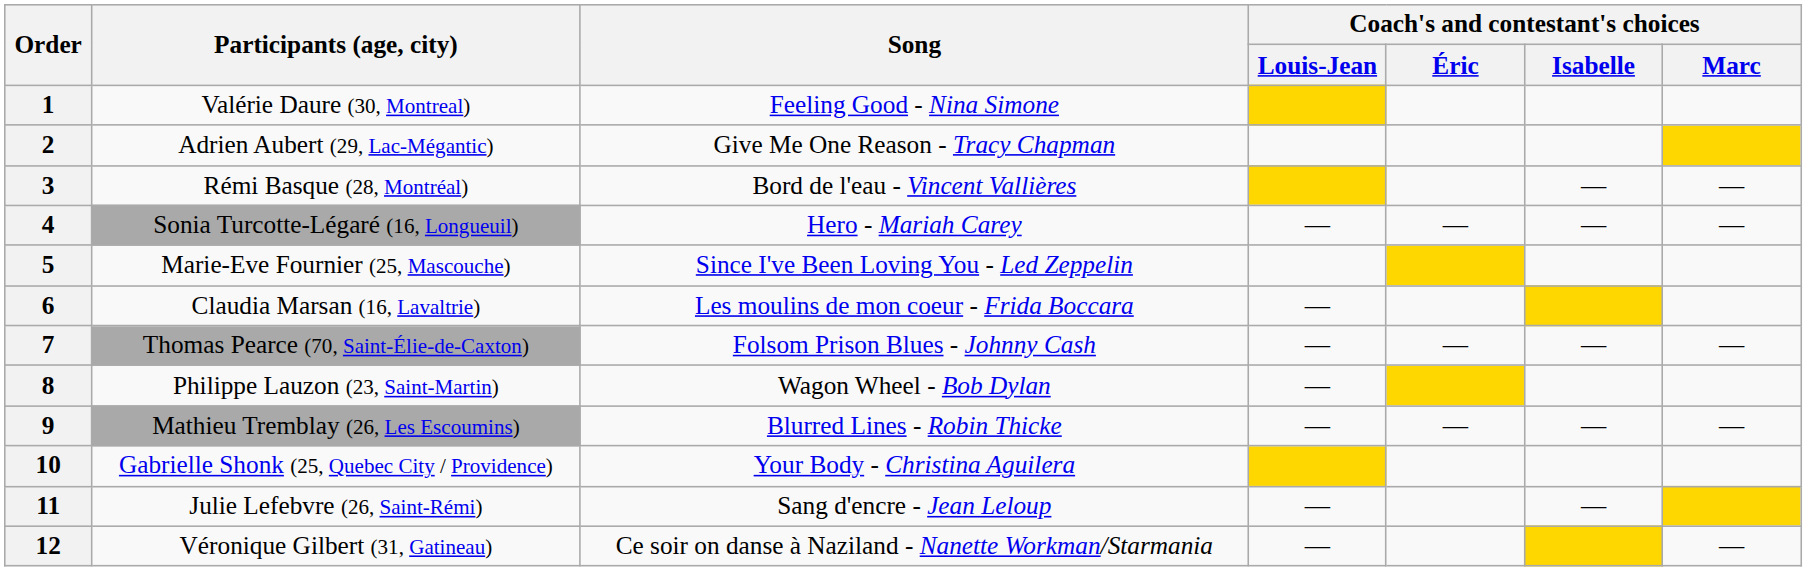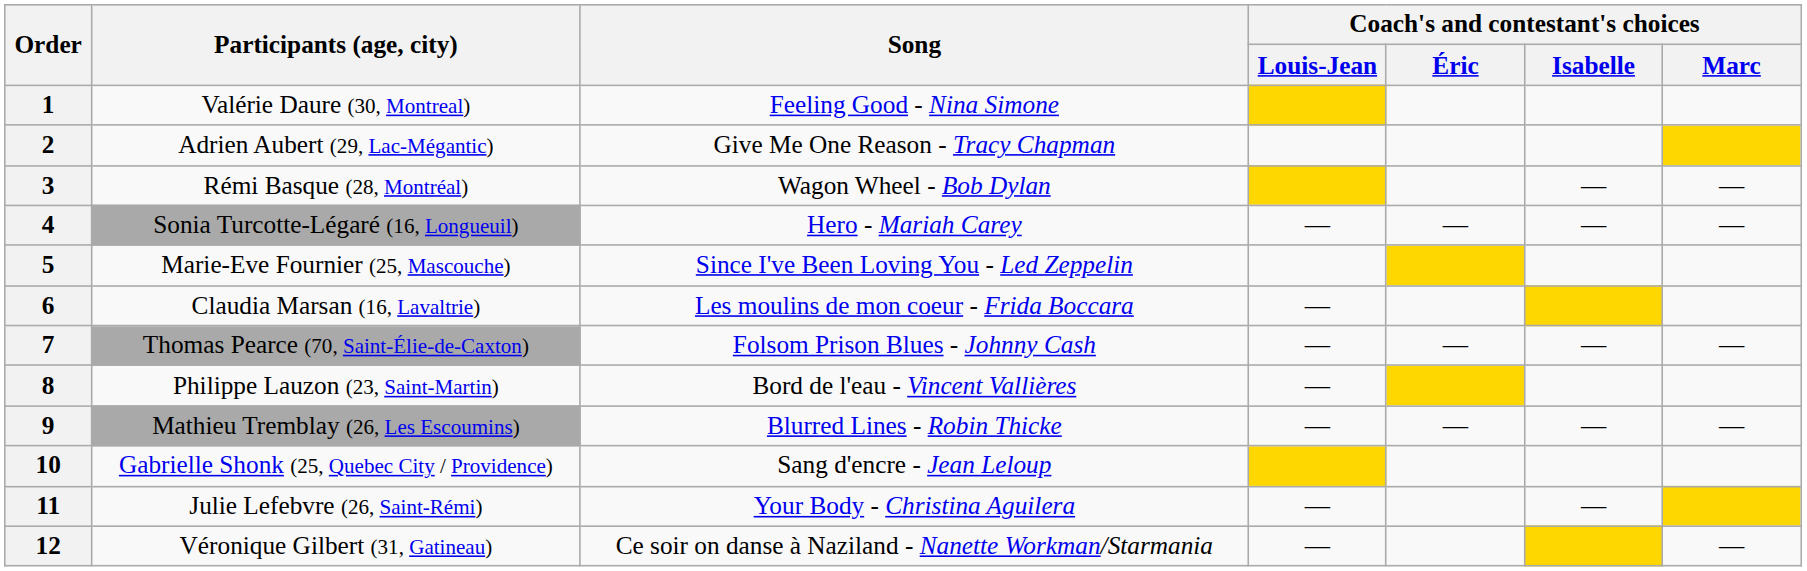(914, 184) Bord de l'eau - Vincent Vallières -> (914, 184) Wagon Wheel - Bob Dylan
(914, 385) Wagon Wheel - Bob Dylan -> (914, 385) Bord de l'eau - Vincent Vallières
(914, 465) Your Body - Christina Aguilera -> (914, 465) Sang d'encre - Jean Leloup
(914, 505) Sang d'encre - Jean Leloup -> (914, 505) Your Body - Christina Aguilera
